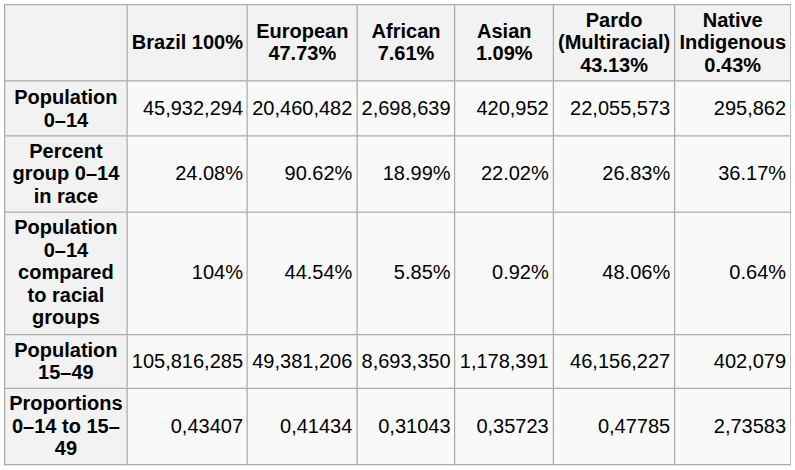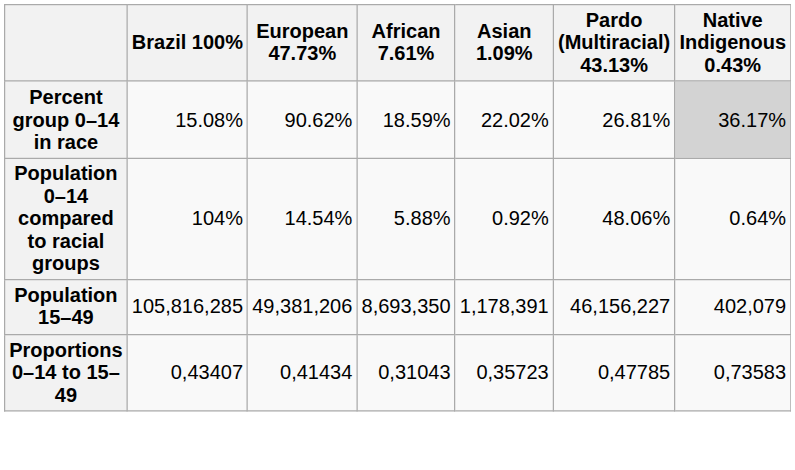- row: (66, 108)
(209, 173) 24.08% -> (209, 119) 15.08%
(417, 173) 18.99% -> (417, 119) 18.59%
(636, 173) 26.83% -> (636, 119) 26.81%
(752, 173) no background -> (752, 119) lightgrey background
(318, 273) 44.54% -> (318, 218) 14.54%
(422, 273) 5.85% -> (422, 218) 5.88%
(750, 426) 2,73583 -> (750, 372) 0,73583
